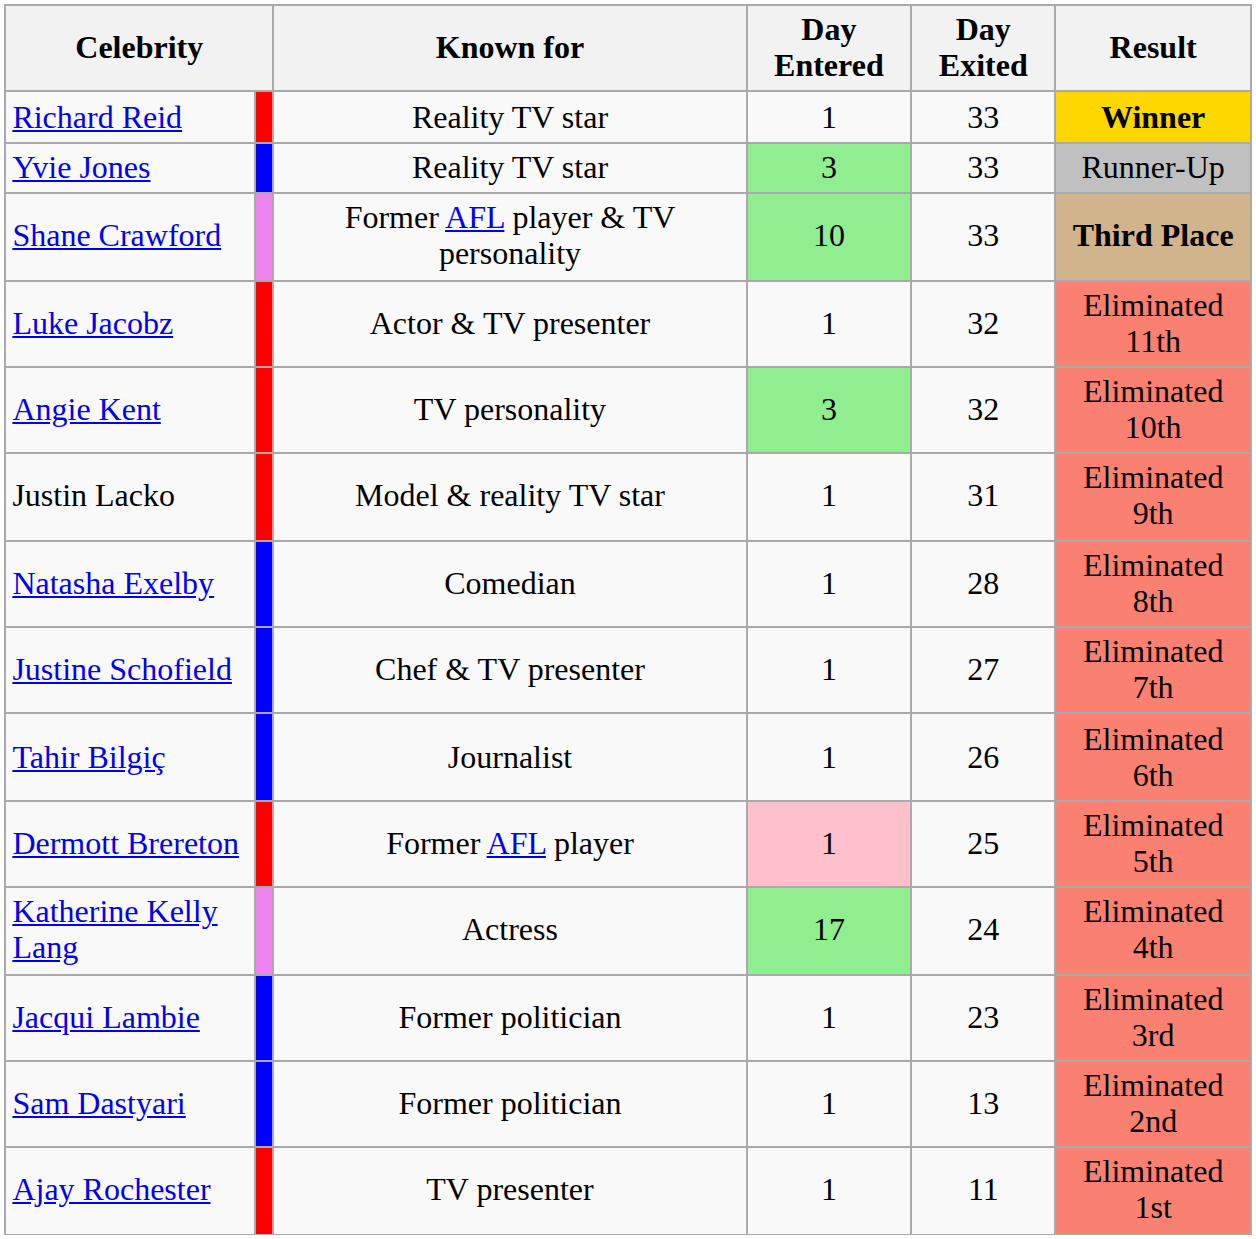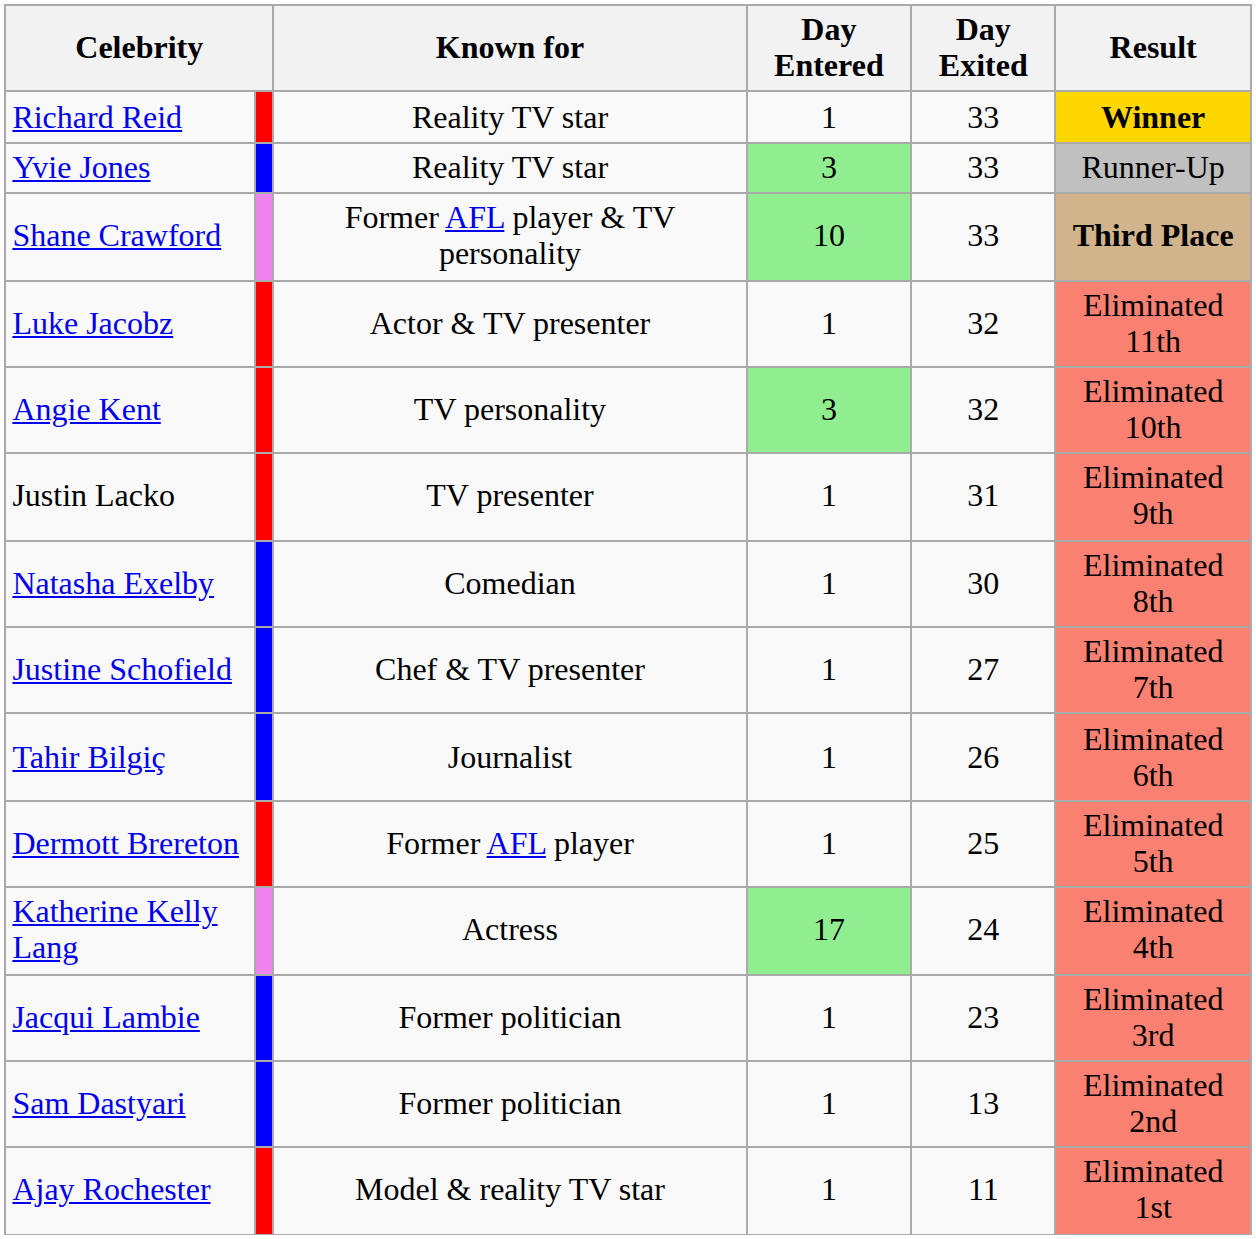(510, 496) Model & reality TV star -> (510, 496) TV presenter
(983, 583) 28 -> (983, 583) 30
(829, 843) pink background -> (829, 843) no background
(510, 1190) TV presenter -> (510, 1190) Model & reality TV star
